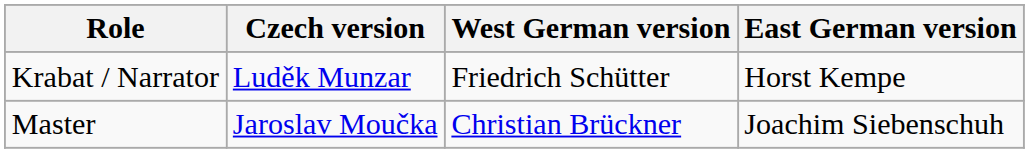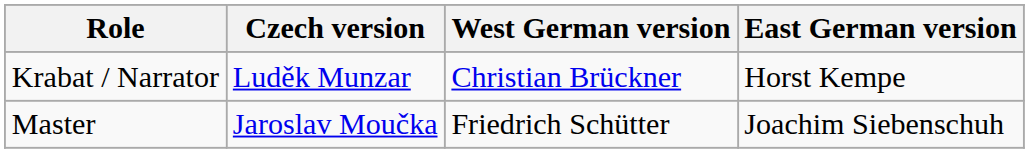(560, 76) Friedrich Schütter -> (566, 76) Christian Brückner
(566, 123) Christian Brückner -> (560, 123) Friedrich Schütter
